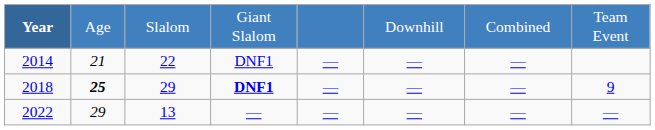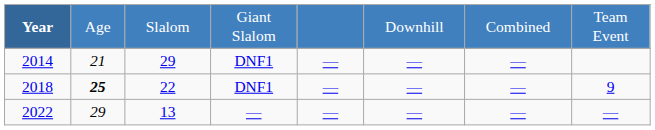(168, 61) 22 -> (168, 61) 29
(168, 86) 29 -> (168, 86) 22
(254, 86) bold -> (254, 86) normal
